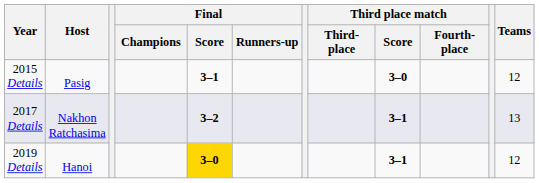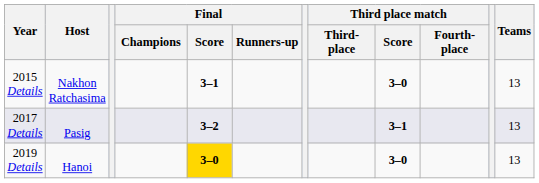(77, 84) Pasig -> (77, 91) Nakhon Ratchasima
(514, 77) 12 -> (514, 84) 13
(77, 126) Nakhon Ratchasima -> (77, 133) Pasig
(398, 160) 3–1 -> (398, 160) 3–0
(514, 160) 12 -> (514, 160) 13
